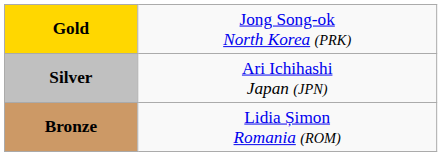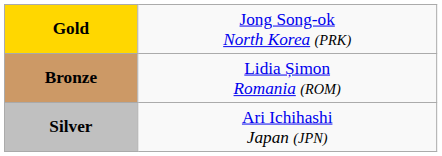rows swapped: (71, 77) <-> (71, 126)
